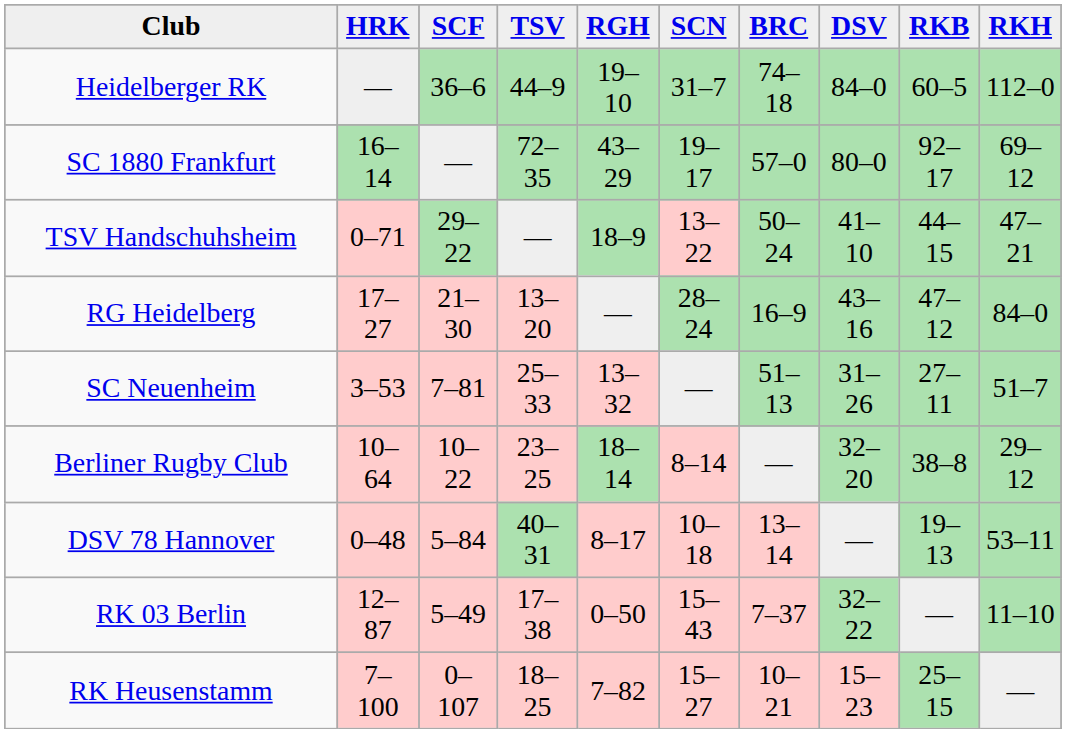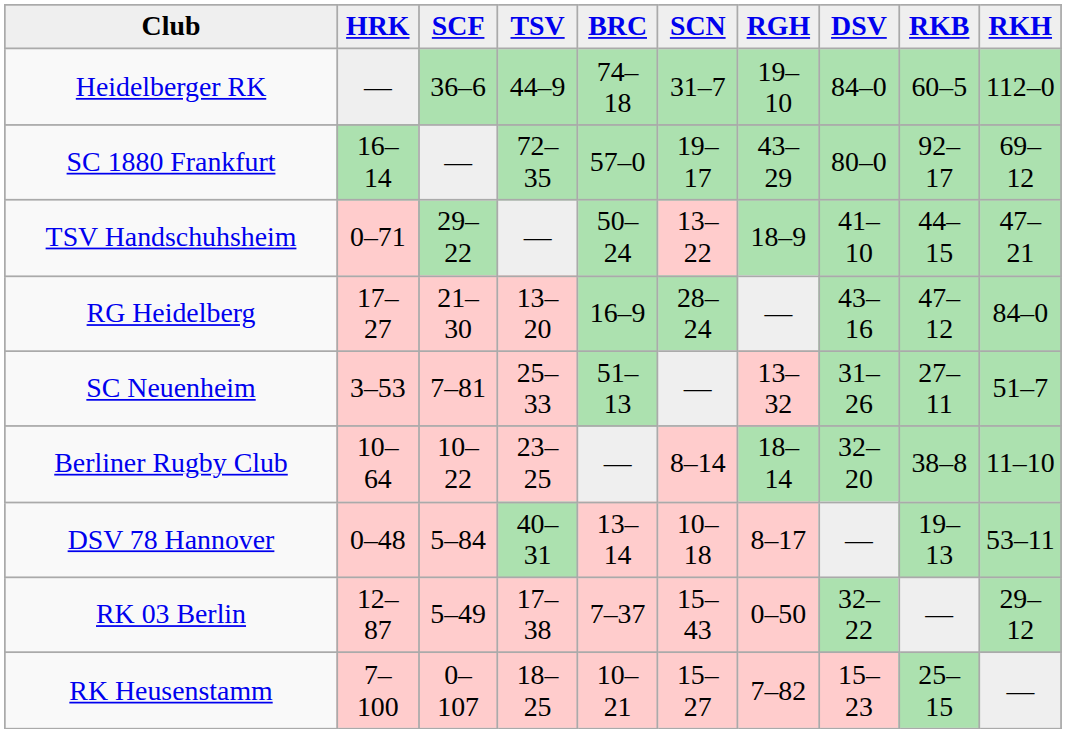columns swapped: (618, 26) <-> (779, 26)
(1020, 463) 29–12 -> (1020, 463) 11–10
(1020, 614) 11–10 -> (1020, 614) 29–12
